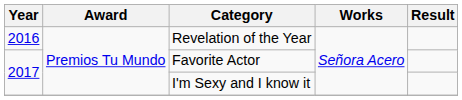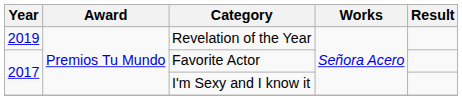(24, 38) 2016 -> (24, 38) 2019
